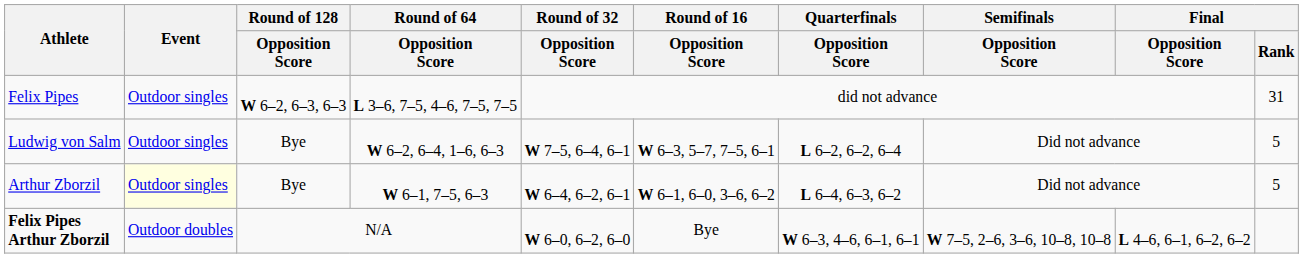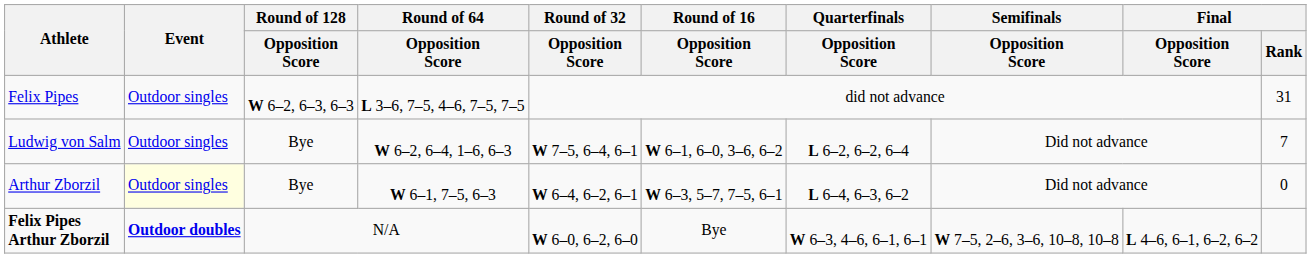(706, 151) W 6–3, 5–7, 7–5, 6–1 -> (714, 151) W 6–1, 6–0, 3–6, 6–2
(1276, 141) 5 -> (1284, 141) 7
(706, 195) W 6–1, 6–0, 3–6, 6–2 -> (714, 195) W 6–3, 5–7, 7–5, 6–1
(1276, 186) 5 -> (1284, 186) 0
(181, 230) normal -> (184, 230) bold
